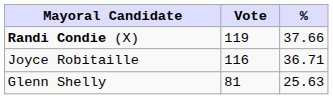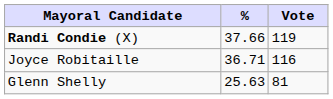columns swapped: (251, 16) <-> (304, 16)
